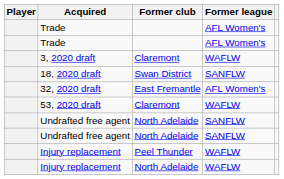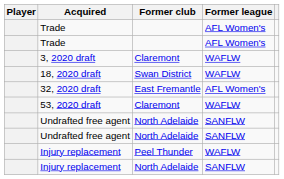(225, 74) SANFLW -> (223, 74) WAFLW
(223, 167) WAFLW -> (225, 167) SANFLW
